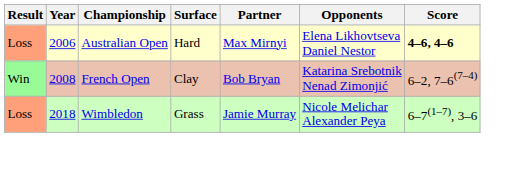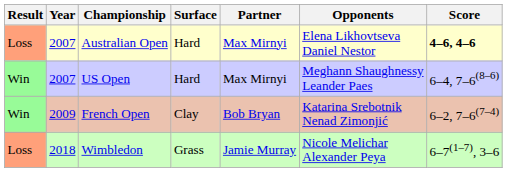(62, 43) 2006 -> (62, 43) 2007
+ row: (106, 78)
(62, 78) 2008 -> (62, 114) 2009
